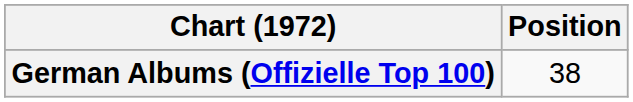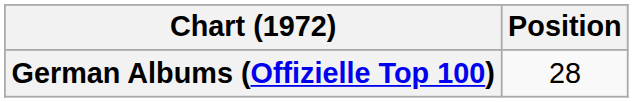(565, 73) 38 -> (565, 73) 28
